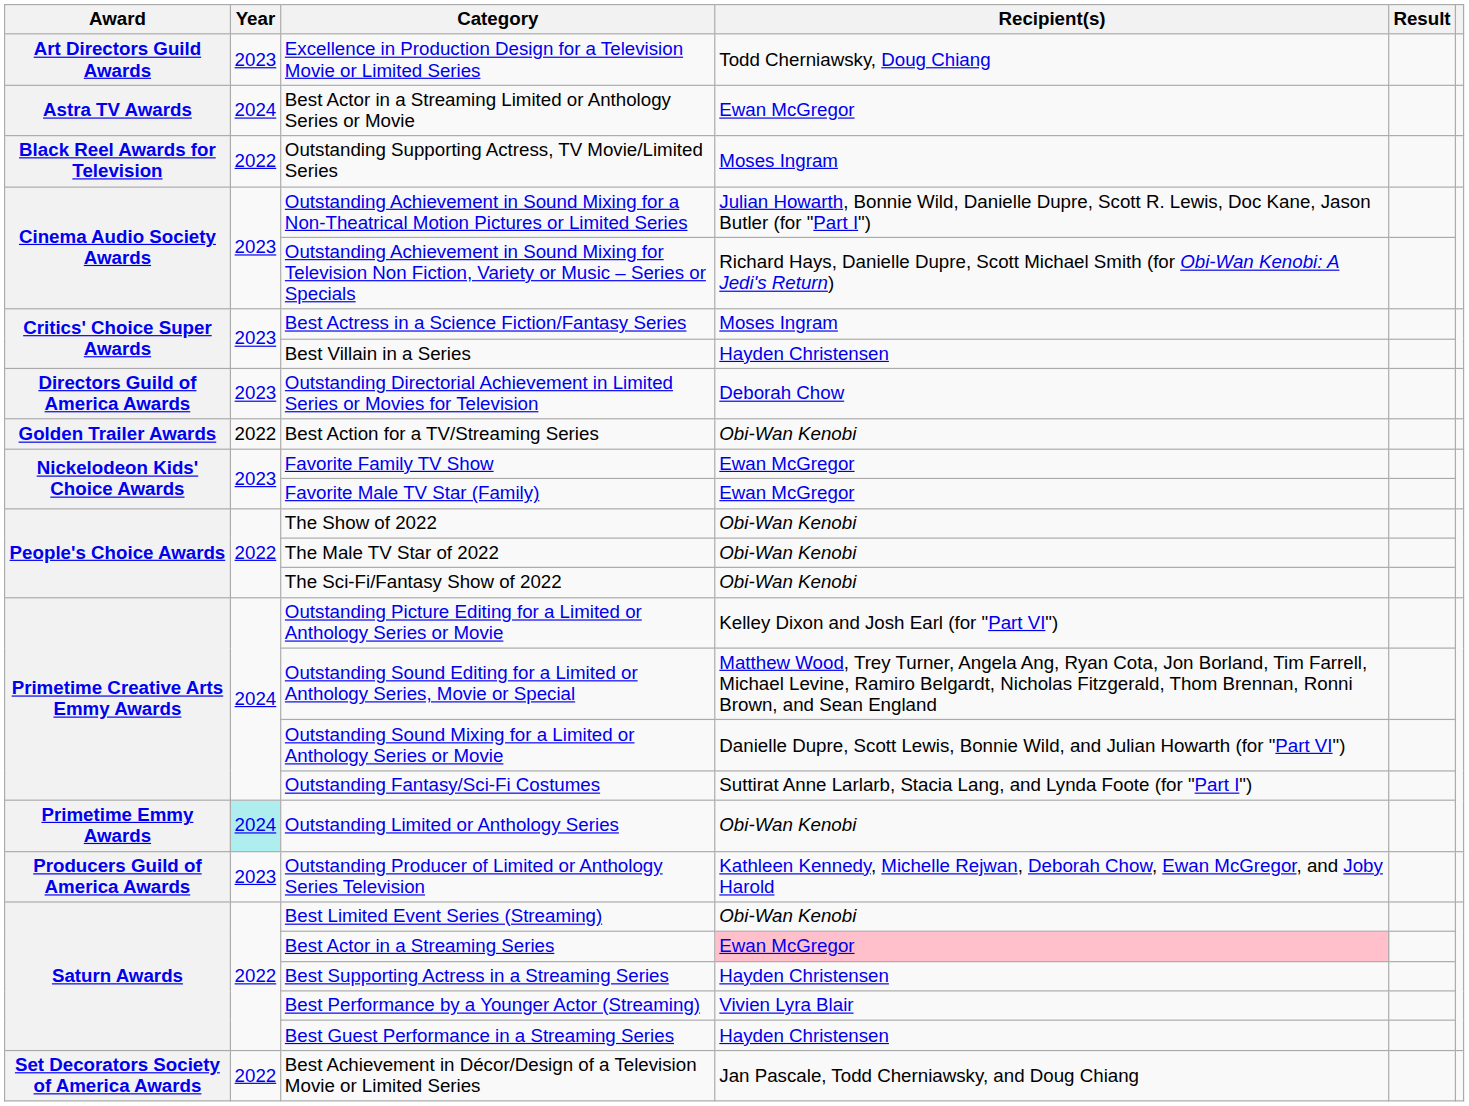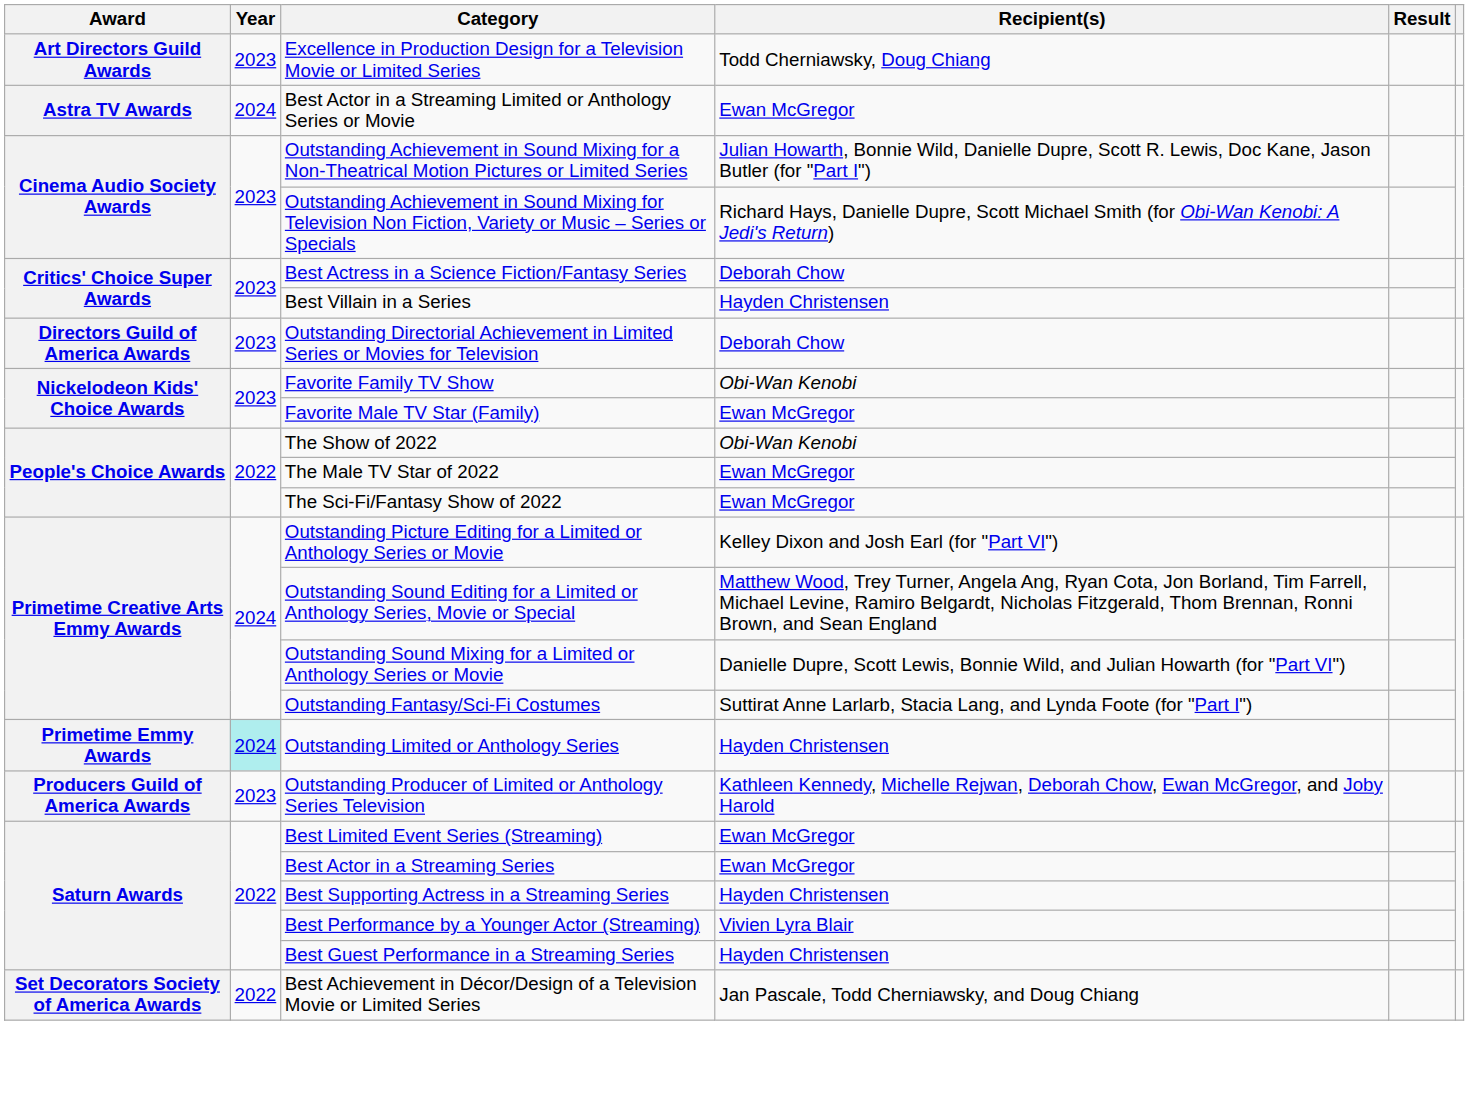- row: (494, 161)
(779, 323) Moses Ingram -> (782, 273) Deborah Chow
- row: (442, 433)
(787, 463) Ewan McGregor -> (788, 383) Obi-Wan Kenobi
(788, 552) Obi-Wan Kenobi -> (787, 472) Ewan McGregor
(788, 582) Obi-Wan Kenobi -> (787, 501) Ewan McGregor
(788, 825) Obi-Wan Kenobi -> (804, 745) Hayden Christensen
(788, 916) Obi-Wan Kenobi -> (787, 836) Ewan McGregor
(787, 946) pink background -> (787, 865) no background
